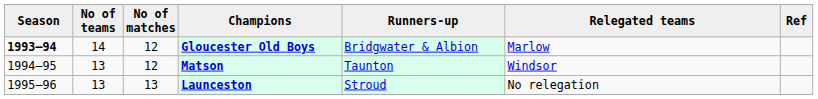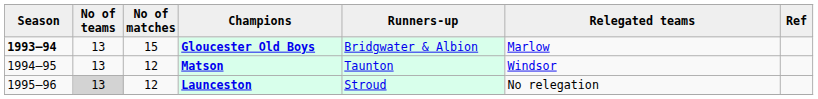(98, 47) 14 -> (98, 47) 13
(151, 47) 12 -> (151, 47) 15
(98, 85) no background -> (98, 85) lightgrey background
(151, 85) 13 -> (151, 85) 12
